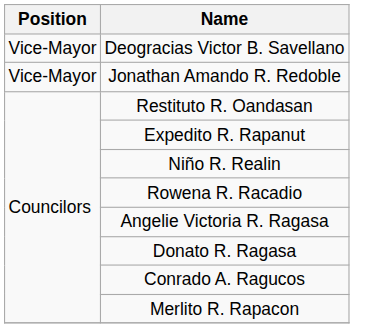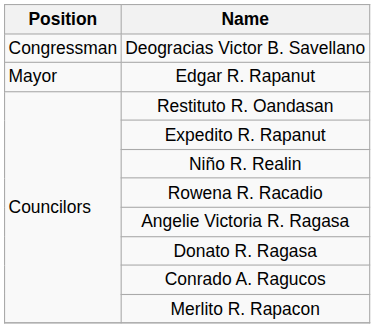(53, 48) Vice-Mayor -> (63, 48) Congressman
+ row: (245, 77)
- row: (225, 77)
